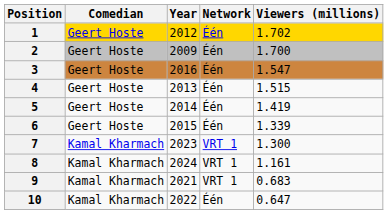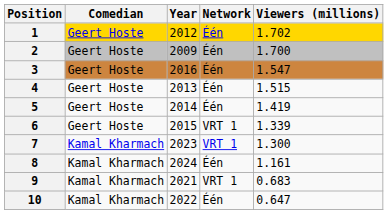(213, 126) Één -> (220, 126) VRT 1
(220, 163) VRT 1 -> (213, 163) Één
